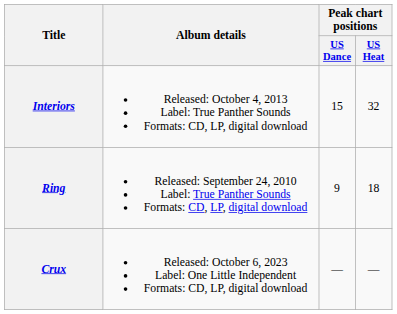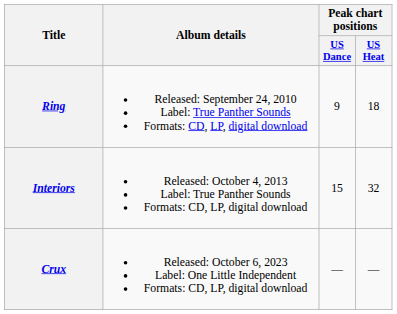rows swapped: (54, 187) <-> (54, 106)
